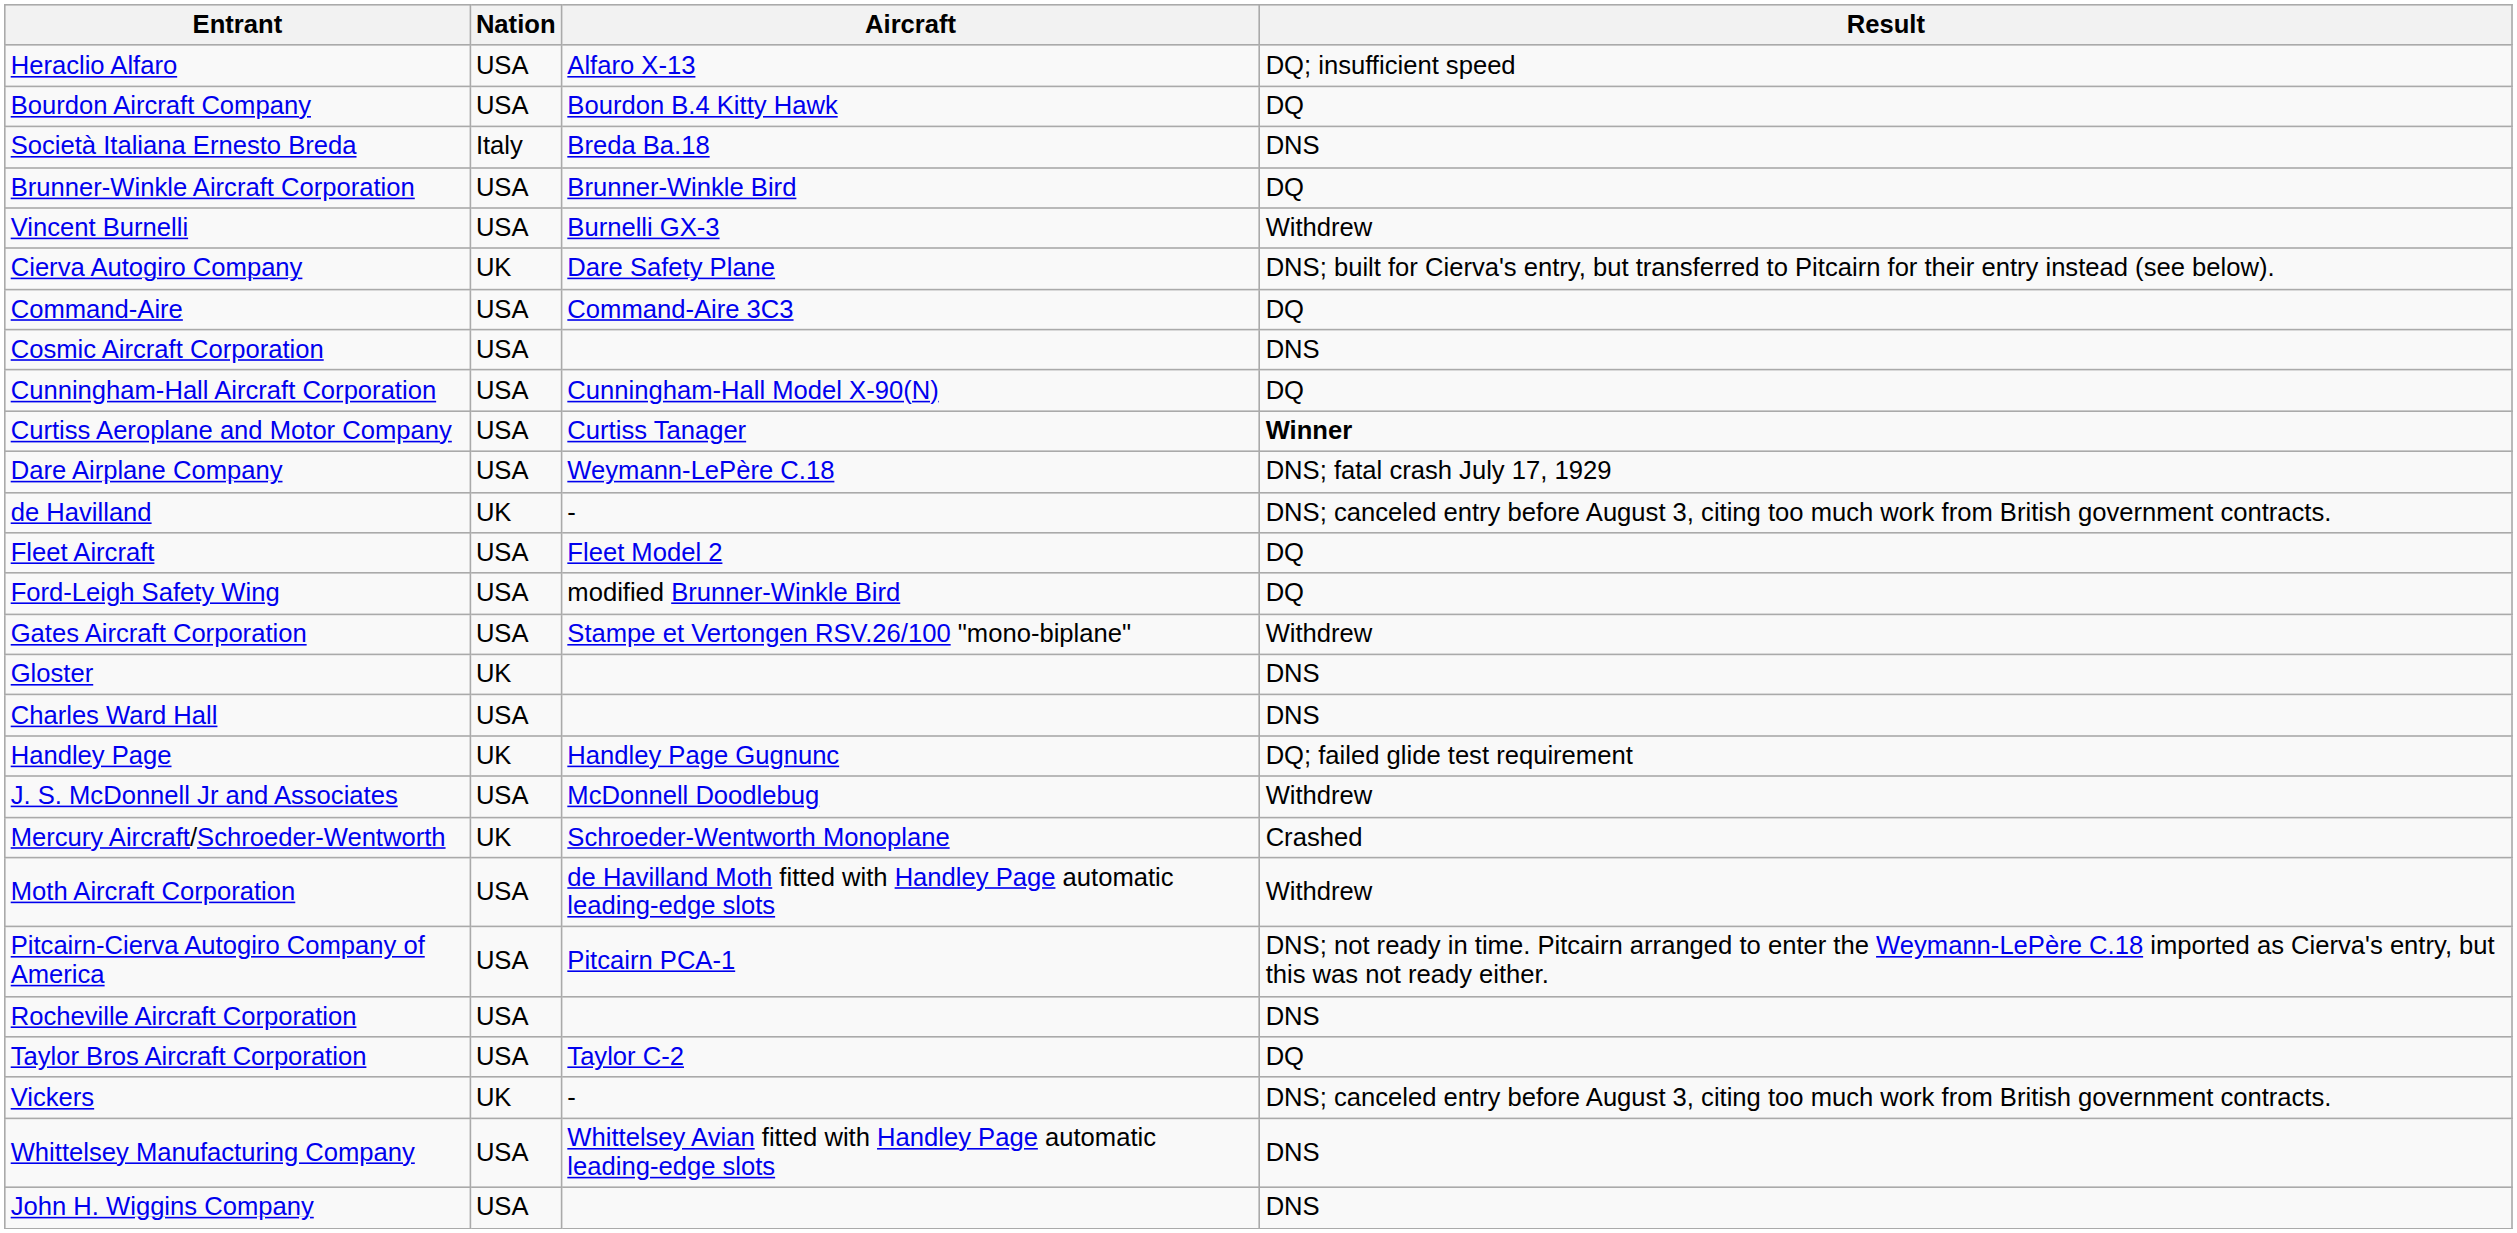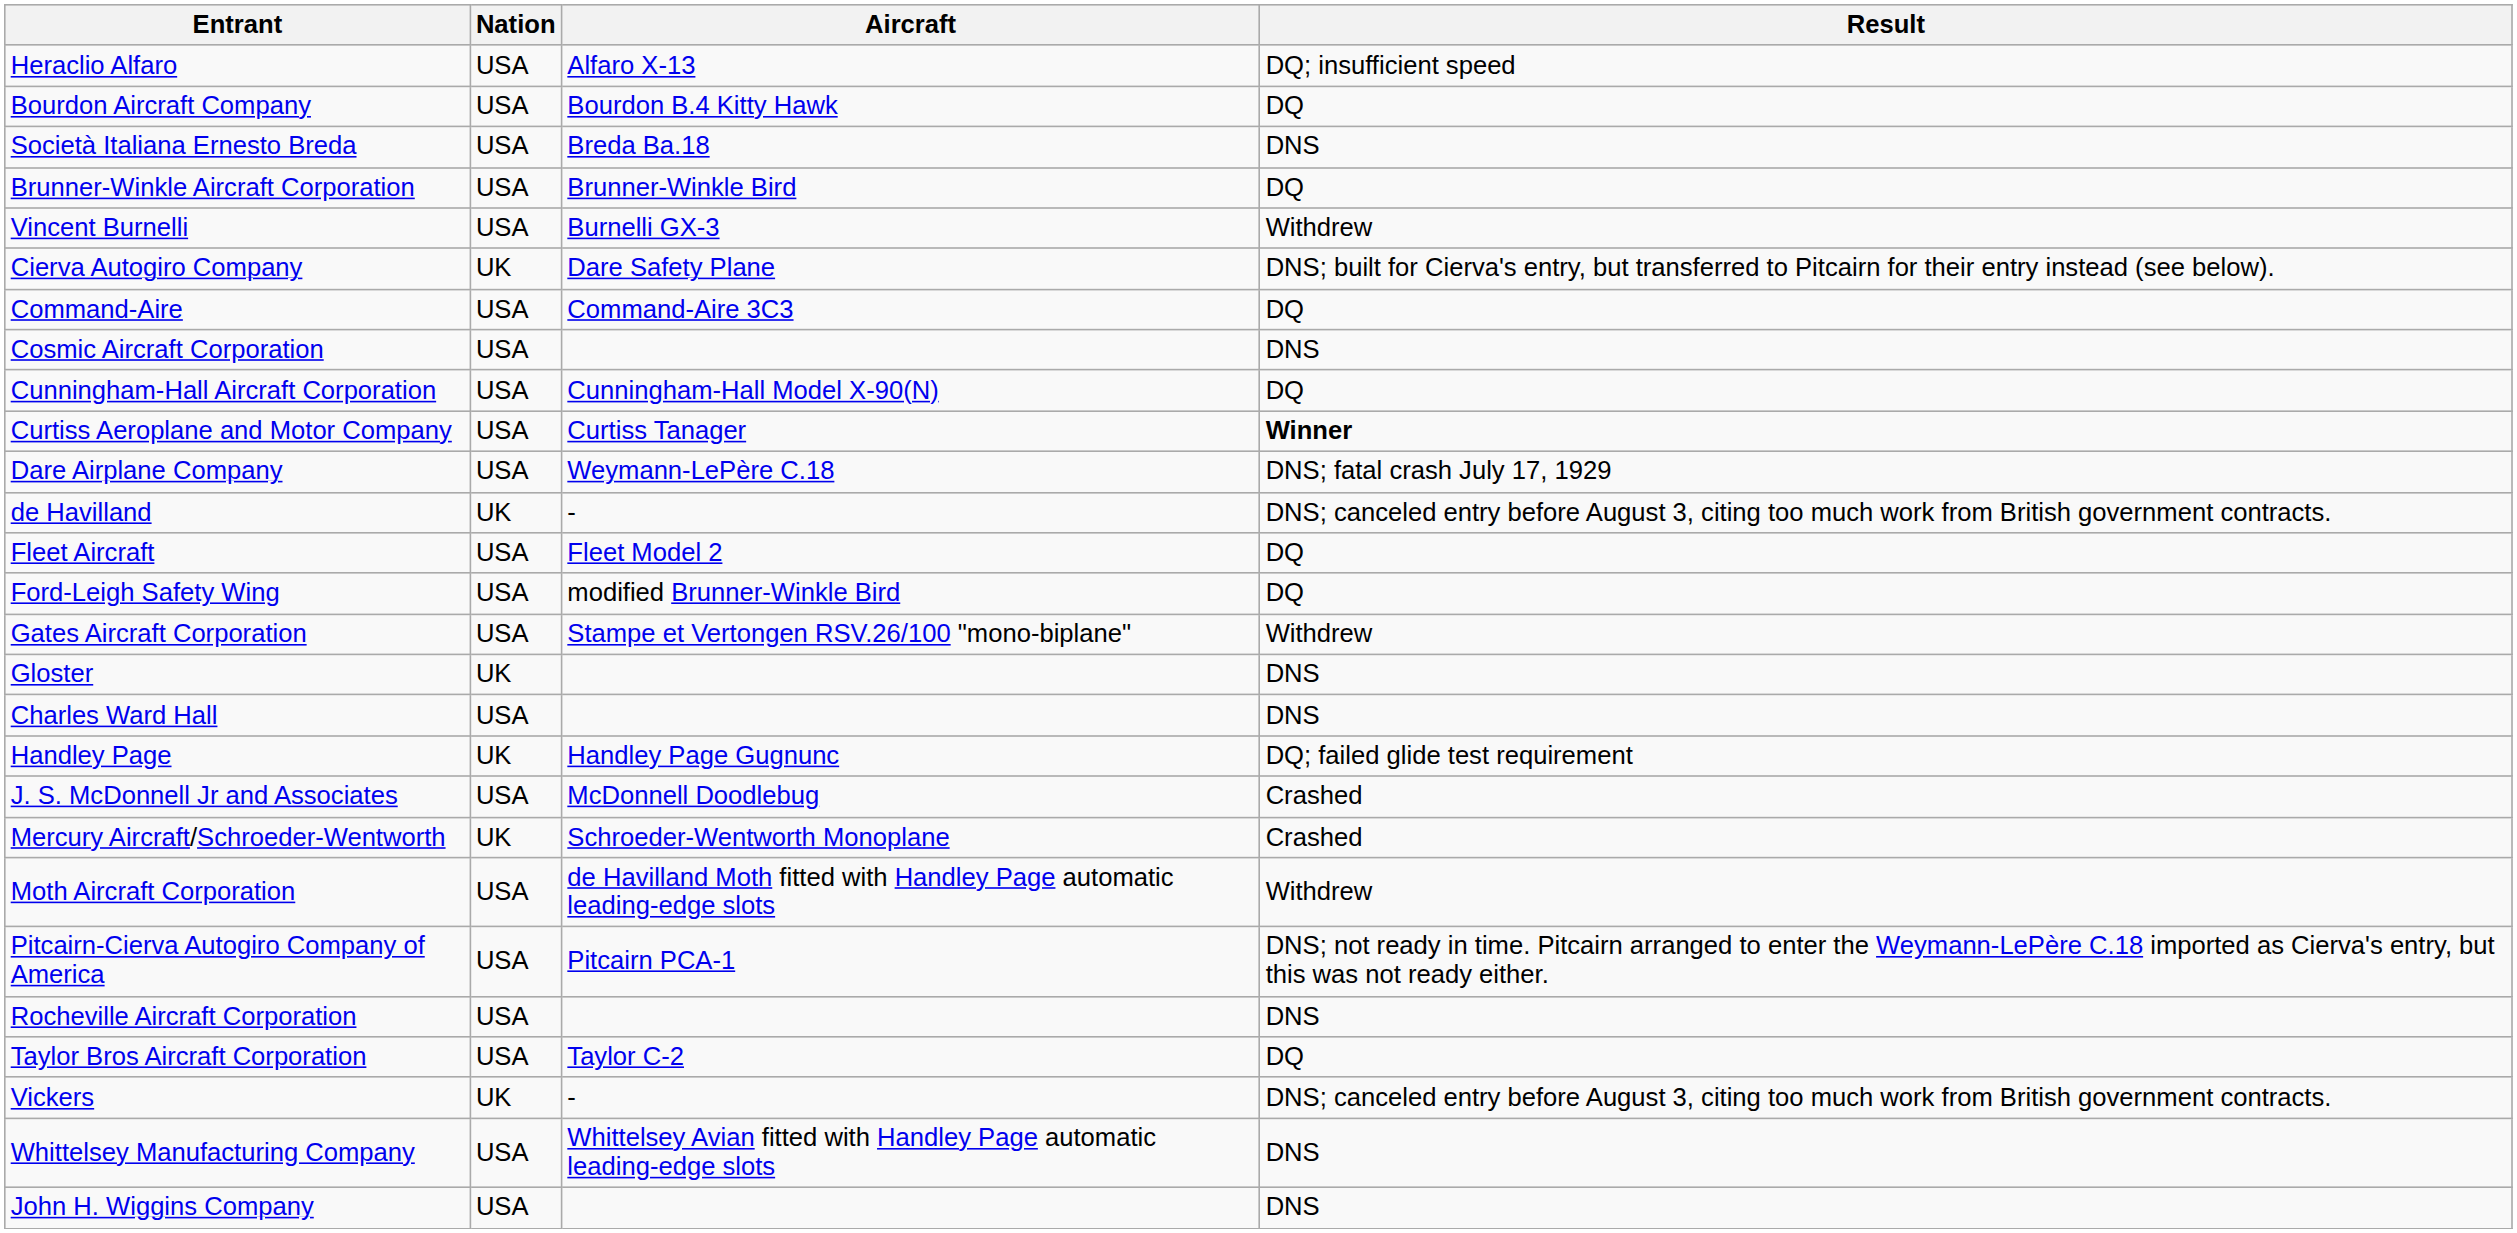(499, 146) Italy -> (502, 146) USA
(1319, 796) Withdrew -> (1314, 796) Crashed
